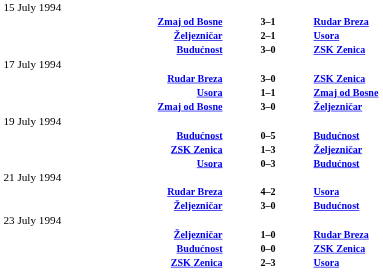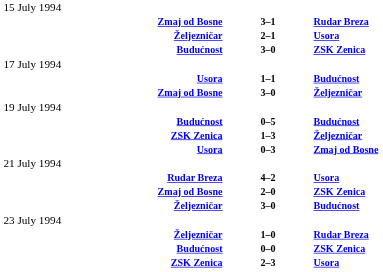- row: (195, 78)
(346, 92) Zmaj od Bosne -> (336, 78) Budućnost
(336, 163) Budućnost -> (346, 149) Zmaj od Bosne
+ row: (190, 192)
